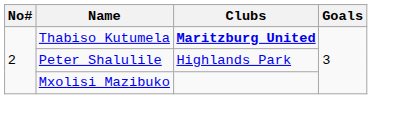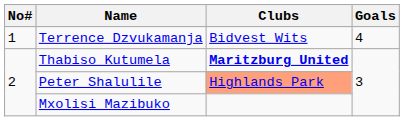+ row: (121, 38)
(234, 60) no background -> (267, 82) lightsalmon background
